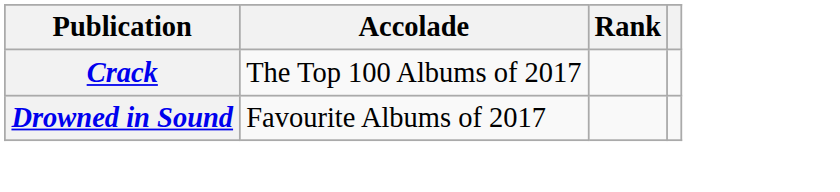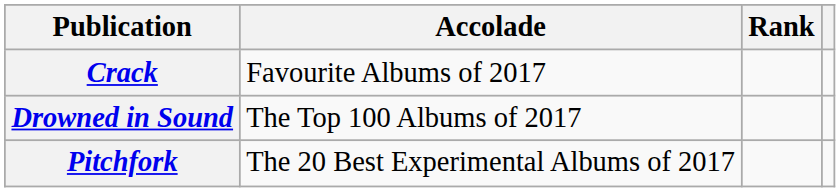(414, 72) The Top 100 Albums of 2017 -> (396, 72) Favourite Albums of 2017
(396, 117) Favourite Albums of 2017 -> (414, 117) The Top 100 Albums of 2017
+ row: (122, 162)
